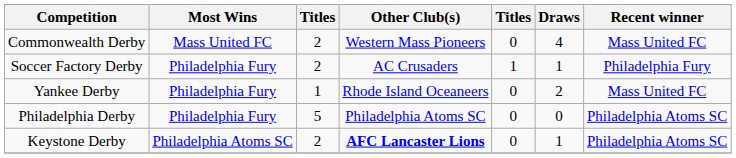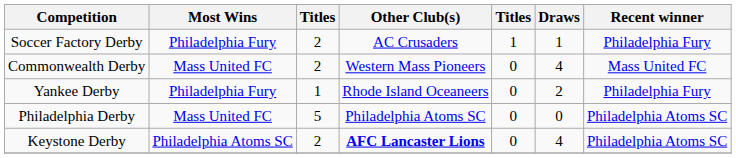rows swapped: (77, 41) <-> (77, 66)
(657, 91) Mass United FC -> (657, 91) Philadelphia Fury
(223, 116) Philadelphia Fury -> (223, 116) Mass United FC
(559, 141) 1 -> (559, 141) 4
